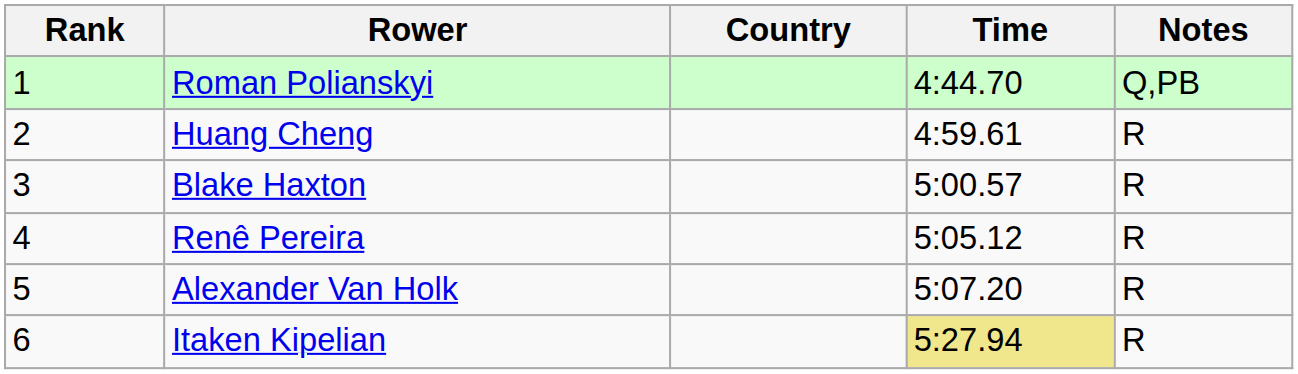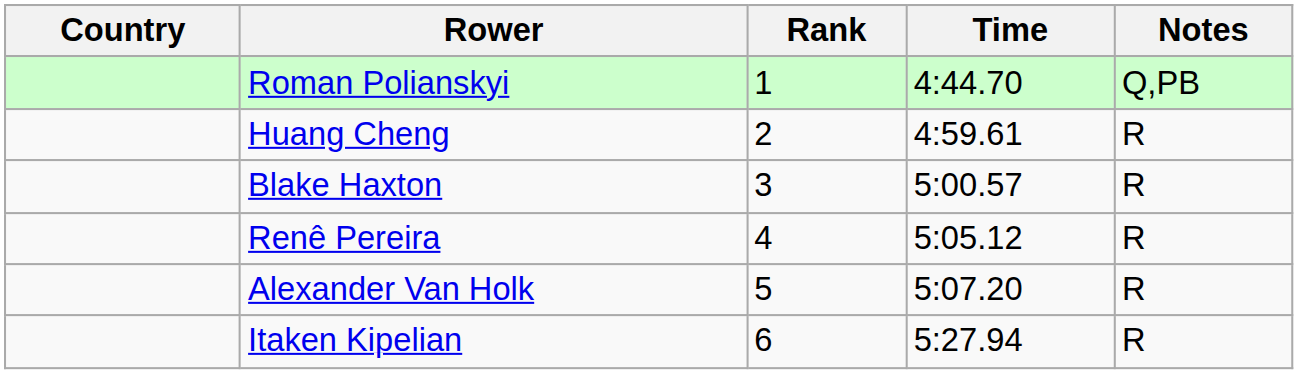columns swapped: (85, 30) <-> (788, 30)
(968, 340) khaki background -> (968, 340) no background
